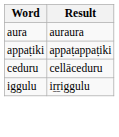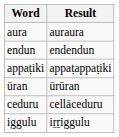+ row: (21, 50)
+ row: (17, 86)
